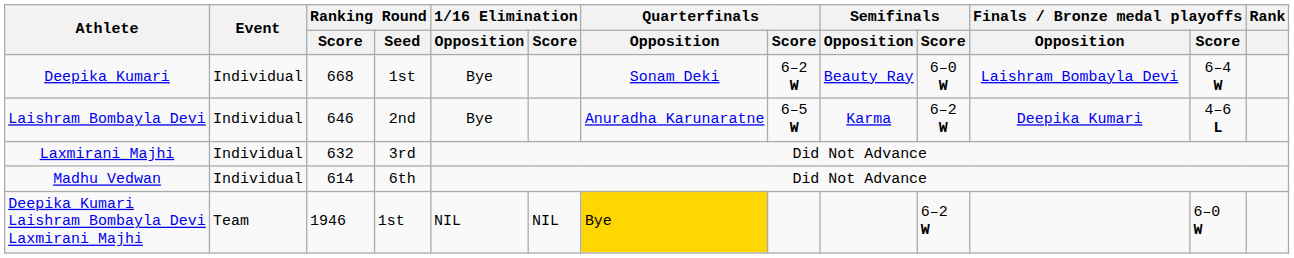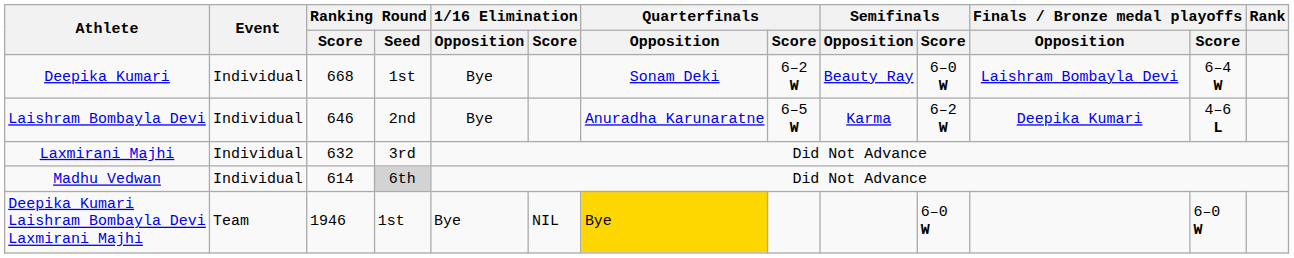(402, 179) no background -> (402, 179) lightgrey background
(447, 222) NIL -> (447, 222) Bye
(934, 222) 6–2 W -> (934, 222) 6–0 W
